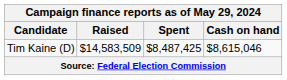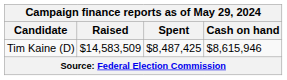(234, 48) $8,615,046 -> (234, 48) $8,615,946
